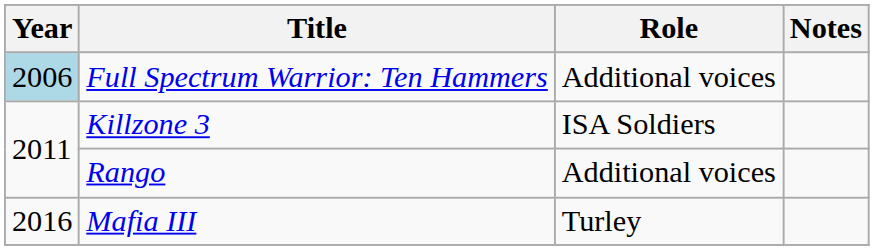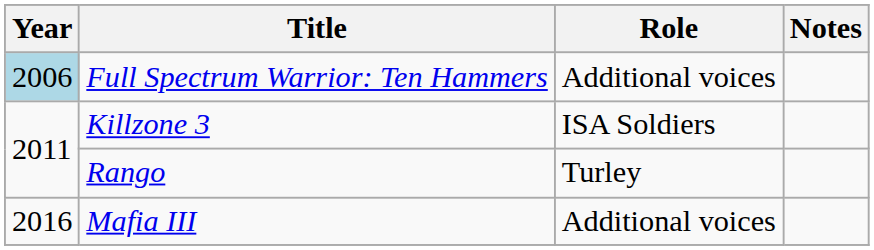(669, 172) Additional voices -> (602, 172) Turley
(602, 220) Turley -> (669, 220) Additional voices
